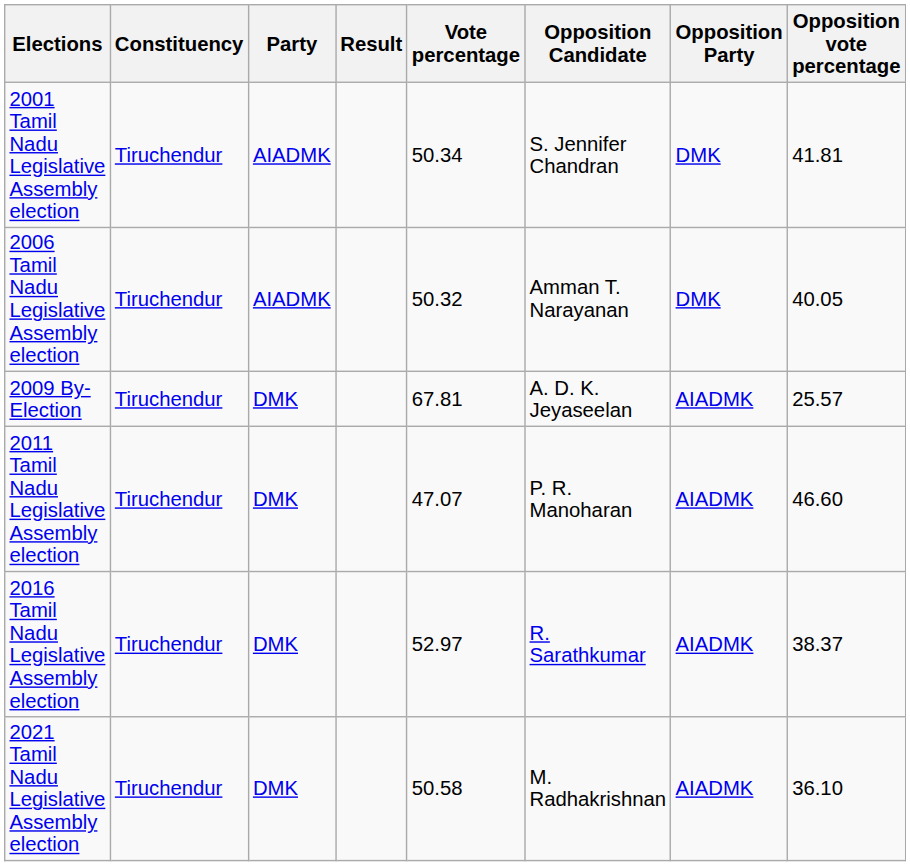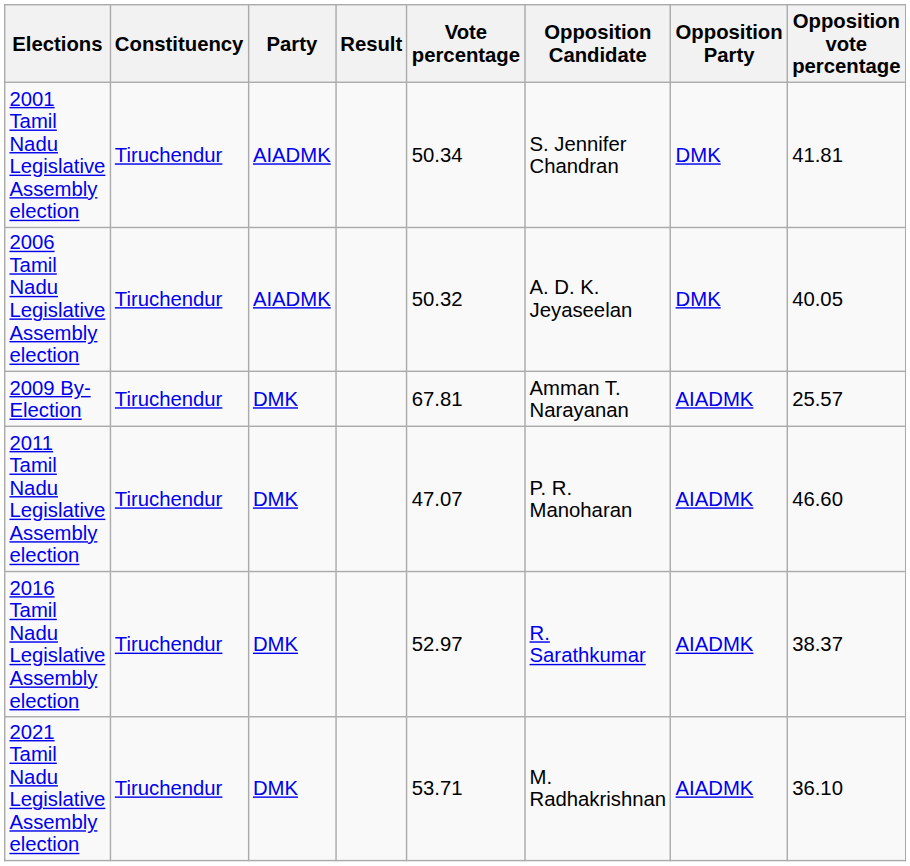(579, 300) Amman T. Narayanan -> (581, 300) A. D. K. Jeyaseelan
(581, 399) A. D. K. Jeyaseelan -> (579, 399) Amman T. Narayanan
(437, 789) 50.58 -> (437, 789) 53.71
